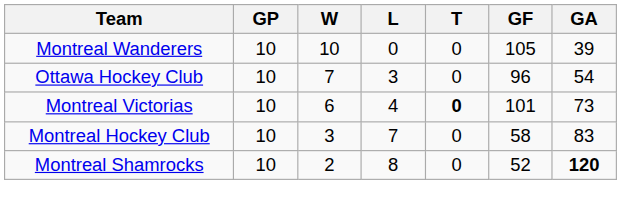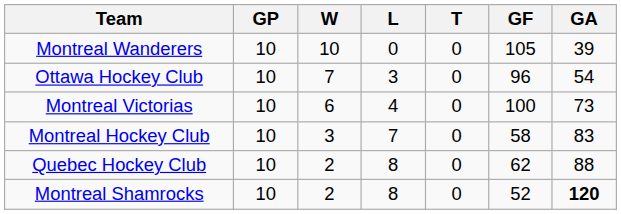(457, 106) bold -> (457, 106) normal
(520, 106) 101 -> (520, 106) 100
+ row: (119, 164)
